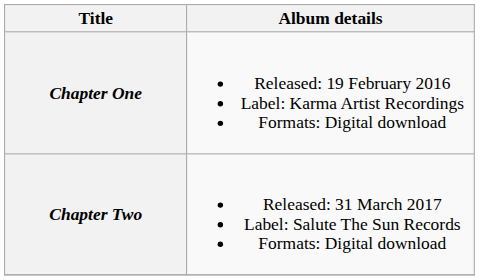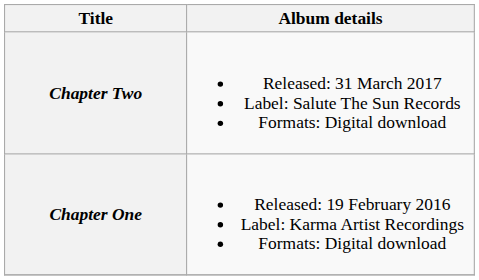rows swapped: (96, 92) <-> (96, 214)
